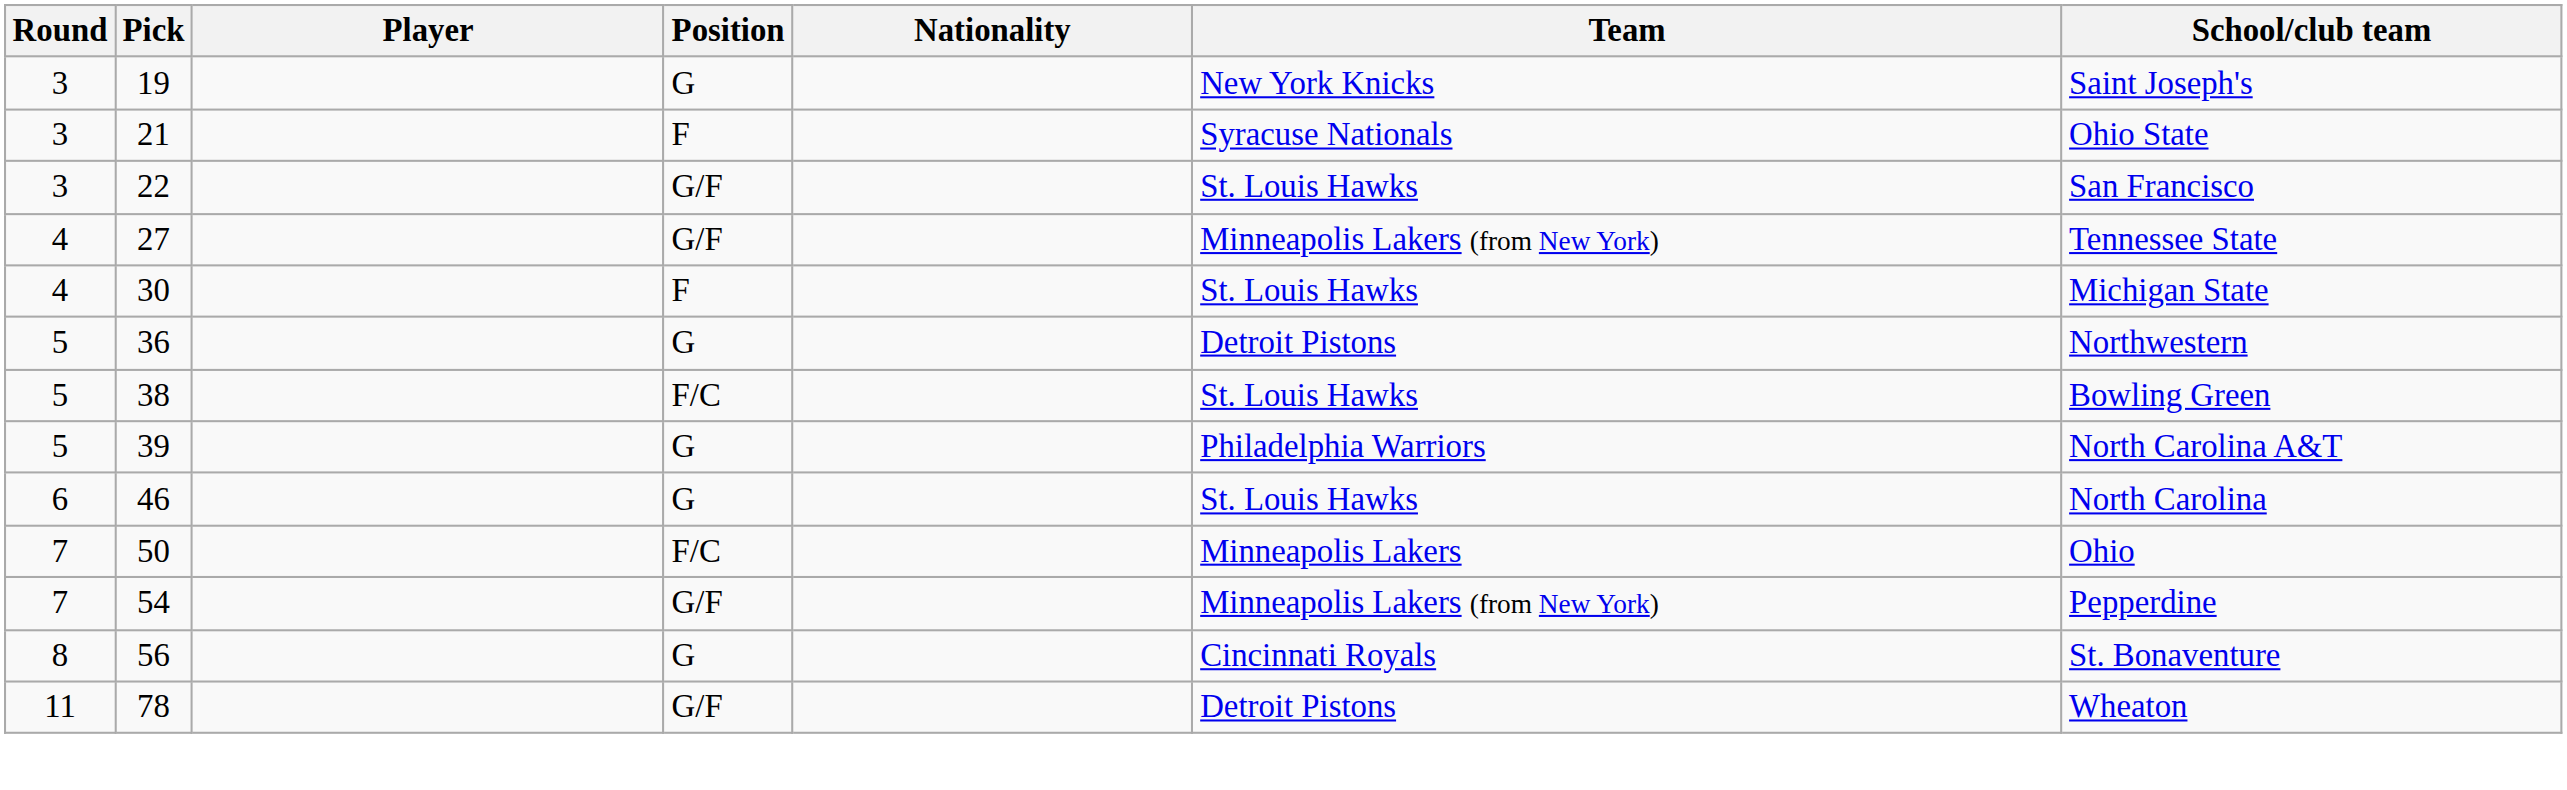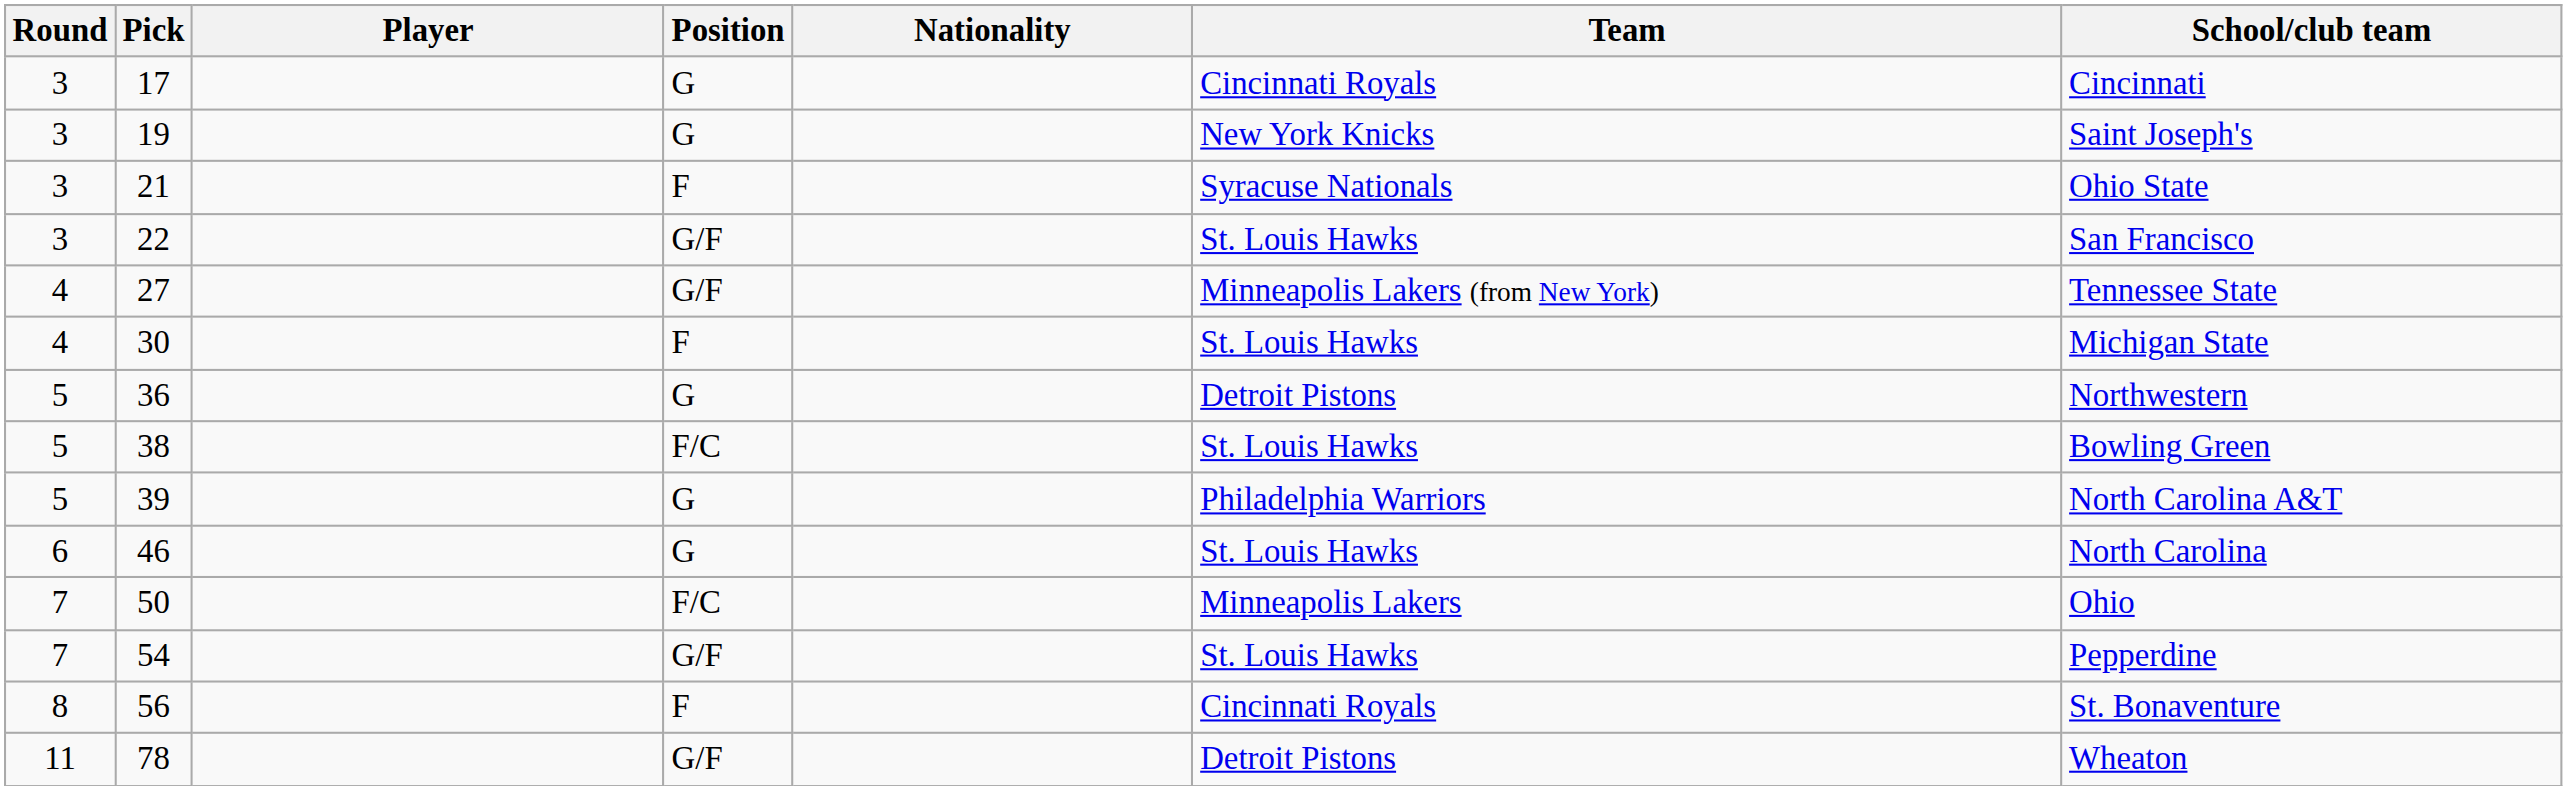+ row: (153, 82)
(1430, 602) Minneapolis Lakers (from New York) -> (1309, 654) St. Louis Hawks
(683, 654) G -> (681, 706) F
